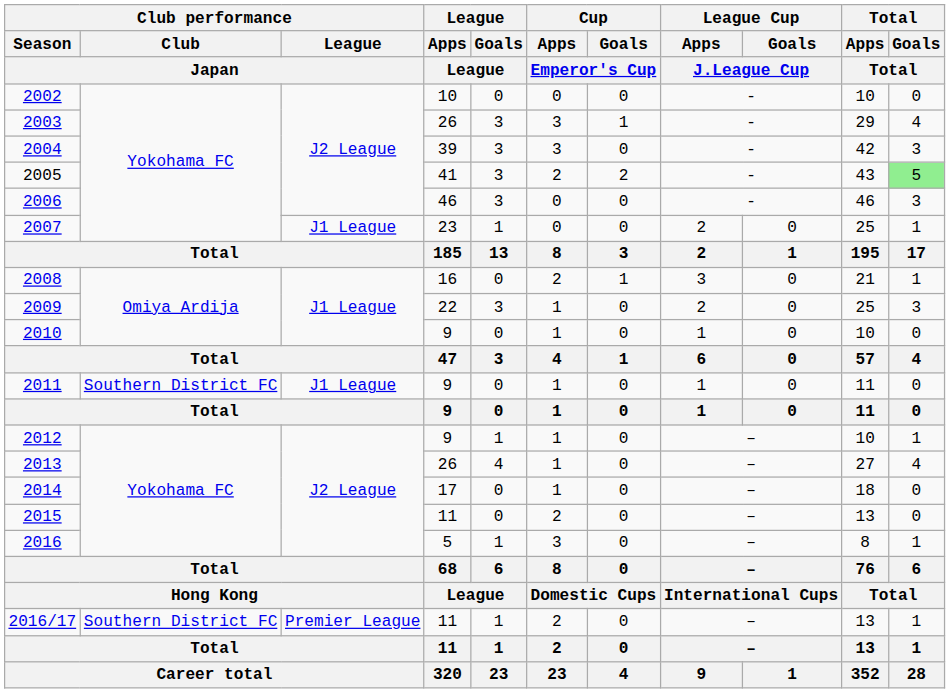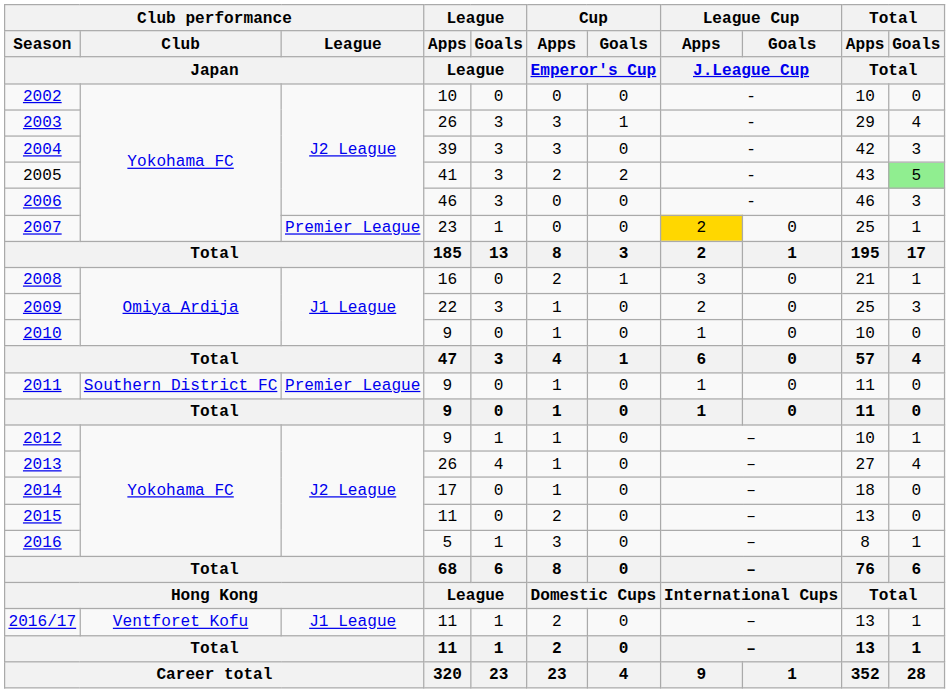(353, 228) J1 League -> (353, 228) Premier League
(701, 228) no background -> (701, 228) gold background
(353, 386) J1 League -> (353, 386) Premier League
(181, 622) Southern District FC -> (181, 622) Ventforet Kofu
(353, 622) Premier League -> (353, 622) J1 League
